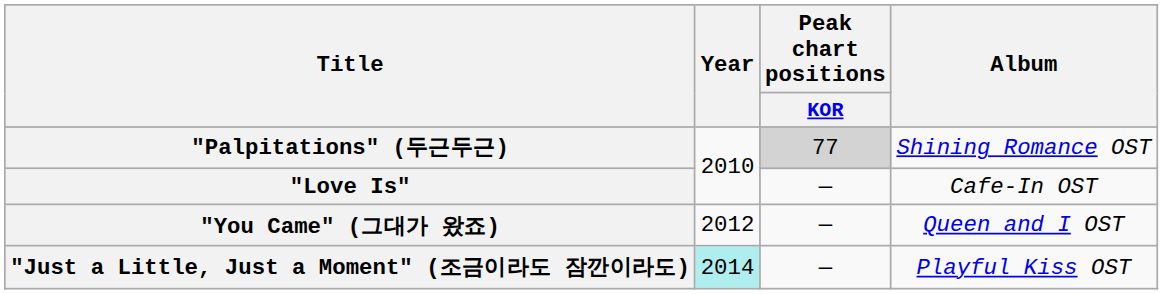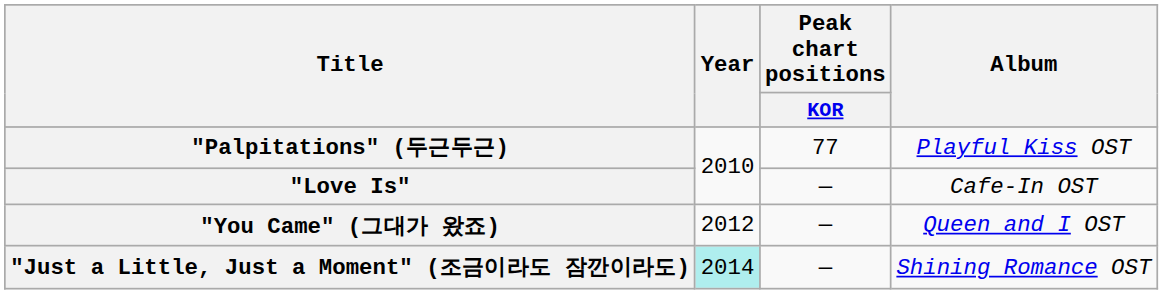(825, 148) lightgrey background -> (825, 148) no background
(1024, 148) Shining Romance OST -> (1024, 148) Playful Kiss OST
(1024, 267) Playful Kiss OST -> (1024, 267) Shining Romance OST
